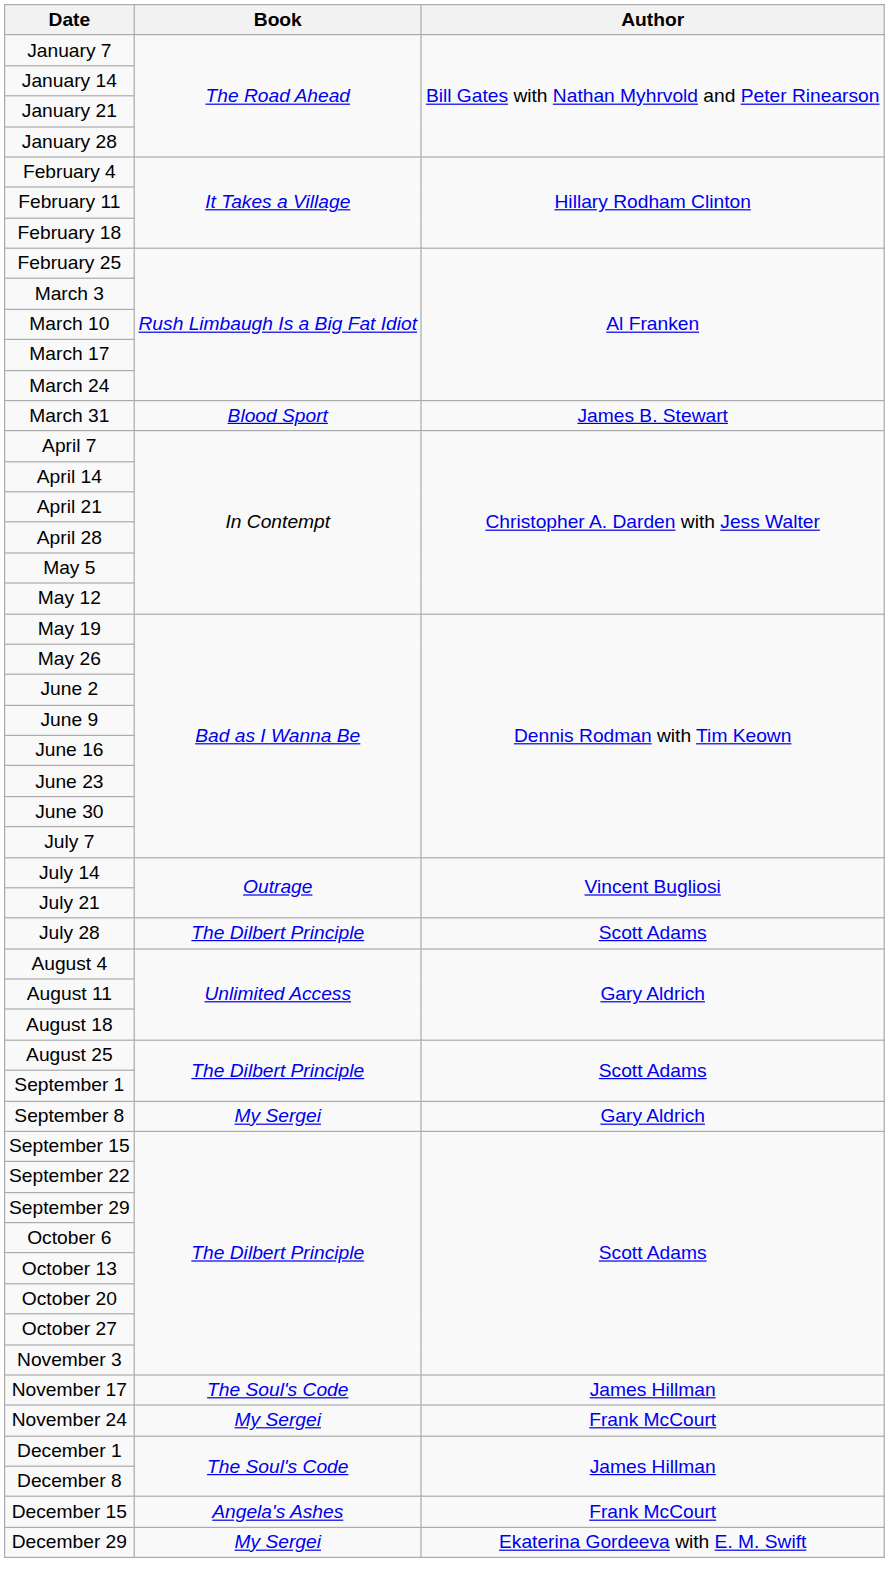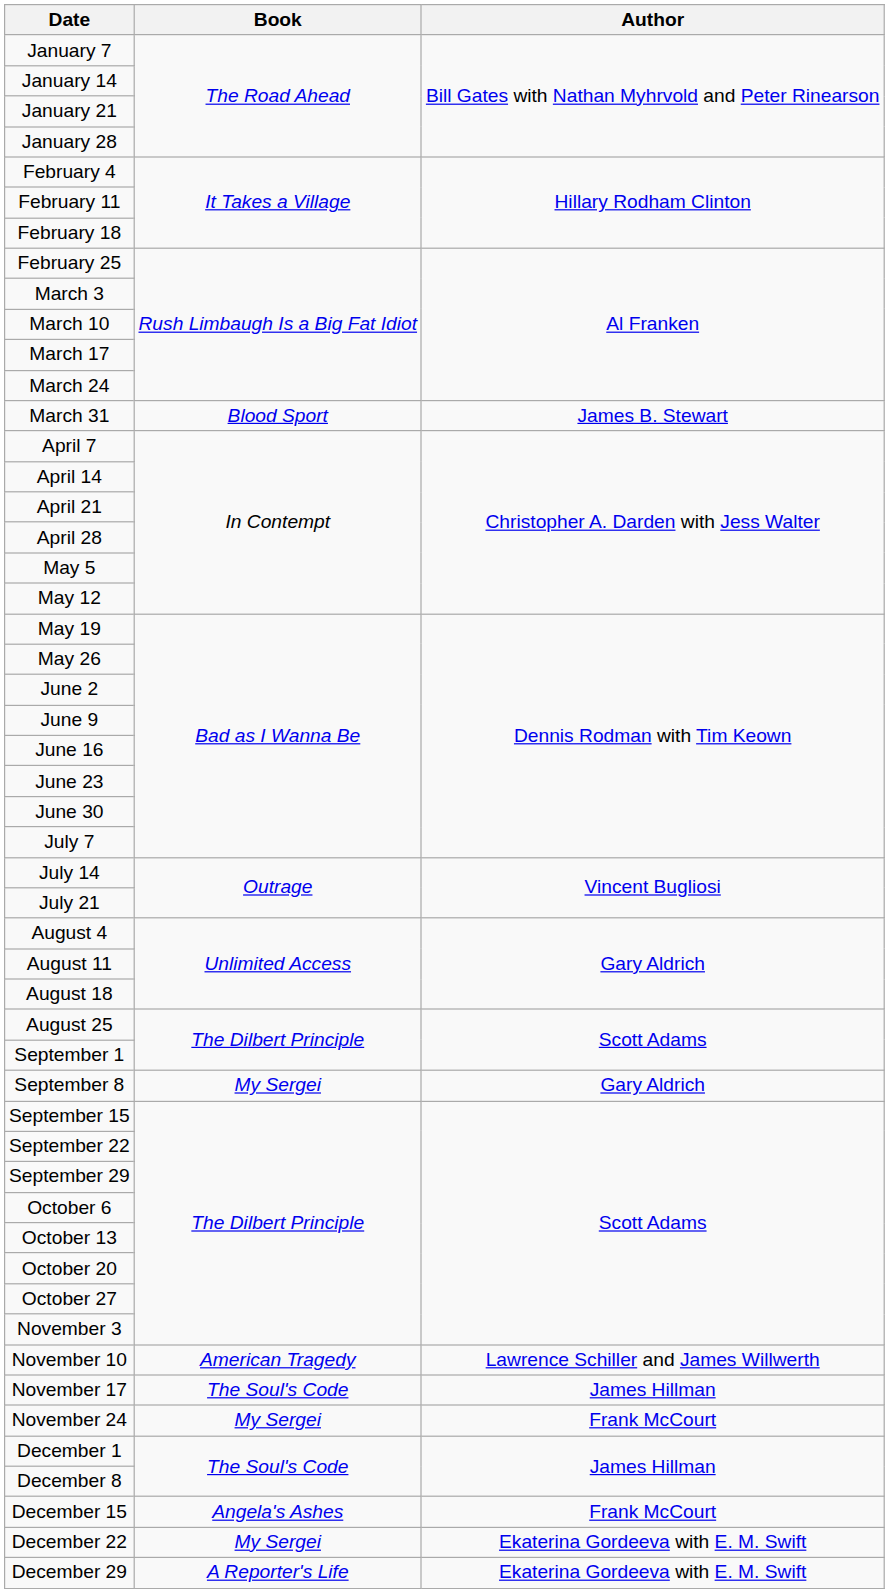- row: (69, 933)
+ row: (69, 1359)
+ row: (69, 1542)
(278, 1542) My Sergei -> (278, 1572) A Reporter's Life
